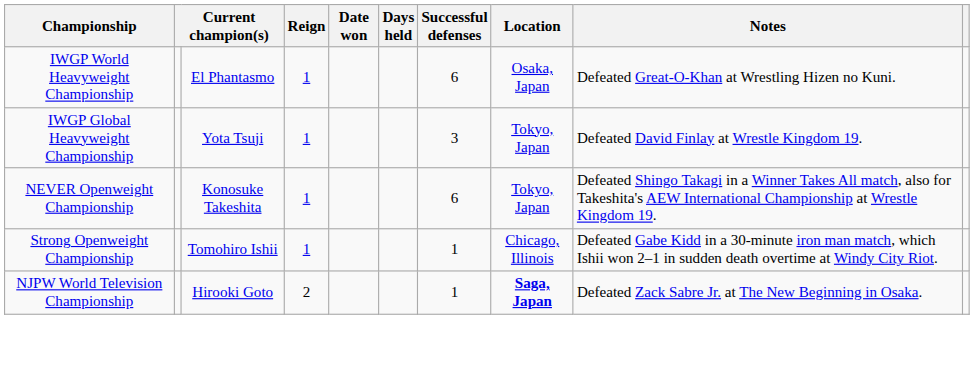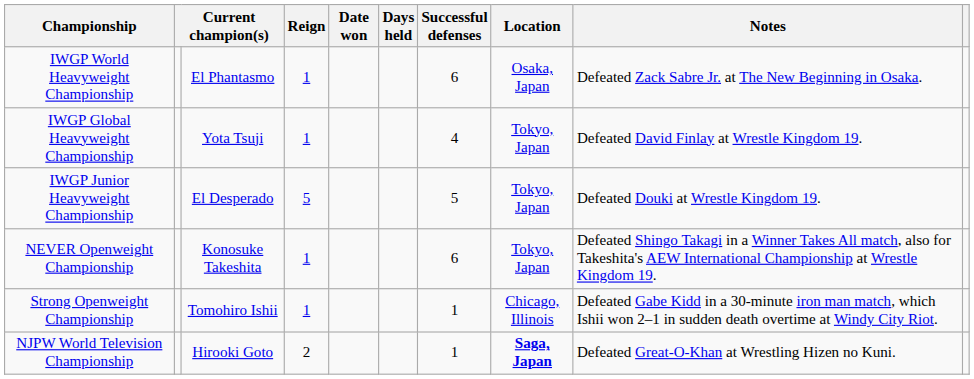(736, 76) Defeated Great-O-Khan at Wrestling Hizen no Kuni. -> (750, 76) Defeated Zack Sabre Jr. at The New Beginning in Osaka.
(455, 137) 3 -> (455, 137) 4
+ row: (89, 197)
(750, 292) Defeated Zack Sabre Jr. at The New Beginning in Osaka. -> (736, 352) Defeated Great-O-Khan at Wrestling Hizen no Kuni.
